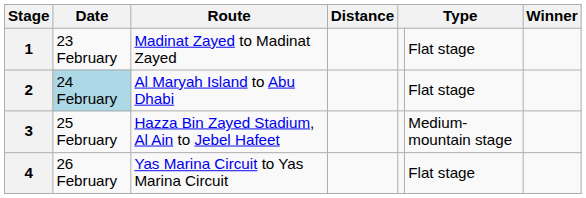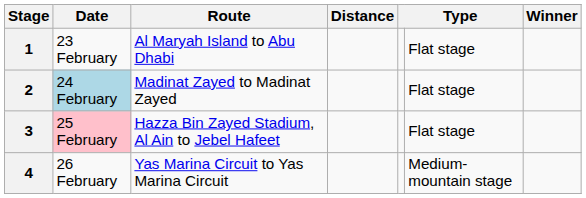(222, 49) Madinat Zayed to Madinat Zayed -> (215, 49) Al Maryah Island to Abu Dhabi
(215, 90) Al Maryah Island to Abu Dhabi -> (222, 90) Madinat Zayed to Madinat Zayed
(87, 131) no background -> (87, 131) pink background
(460, 131) Medium-mountain stage -> (442, 131) Flat stage
(442, 172) Flat stage -> (460, 172) Medium-mountain stage
